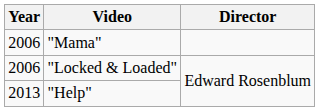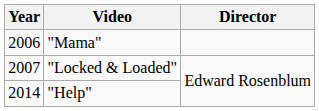(24, 67) 2006 -> (24, 67) 2007
(24, 93) 2013 -> (24, 93) 2014
